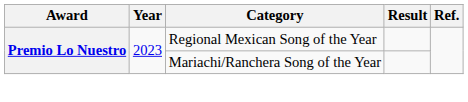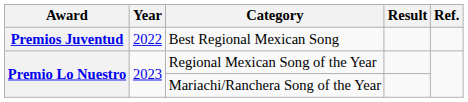+ row: (254, 39)
